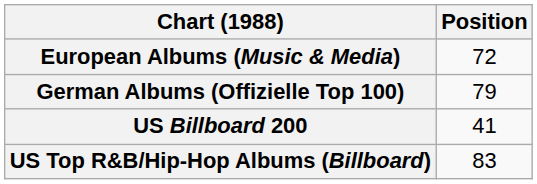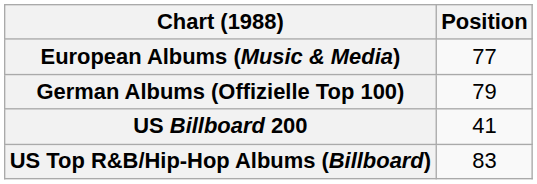(484, 56) 72 -> (484, 56) 77
